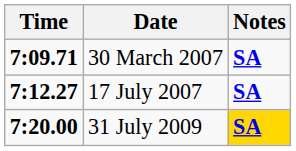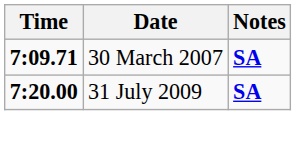- row: (145, 92)
(247, 127) gold background -> (247, 92) no background
